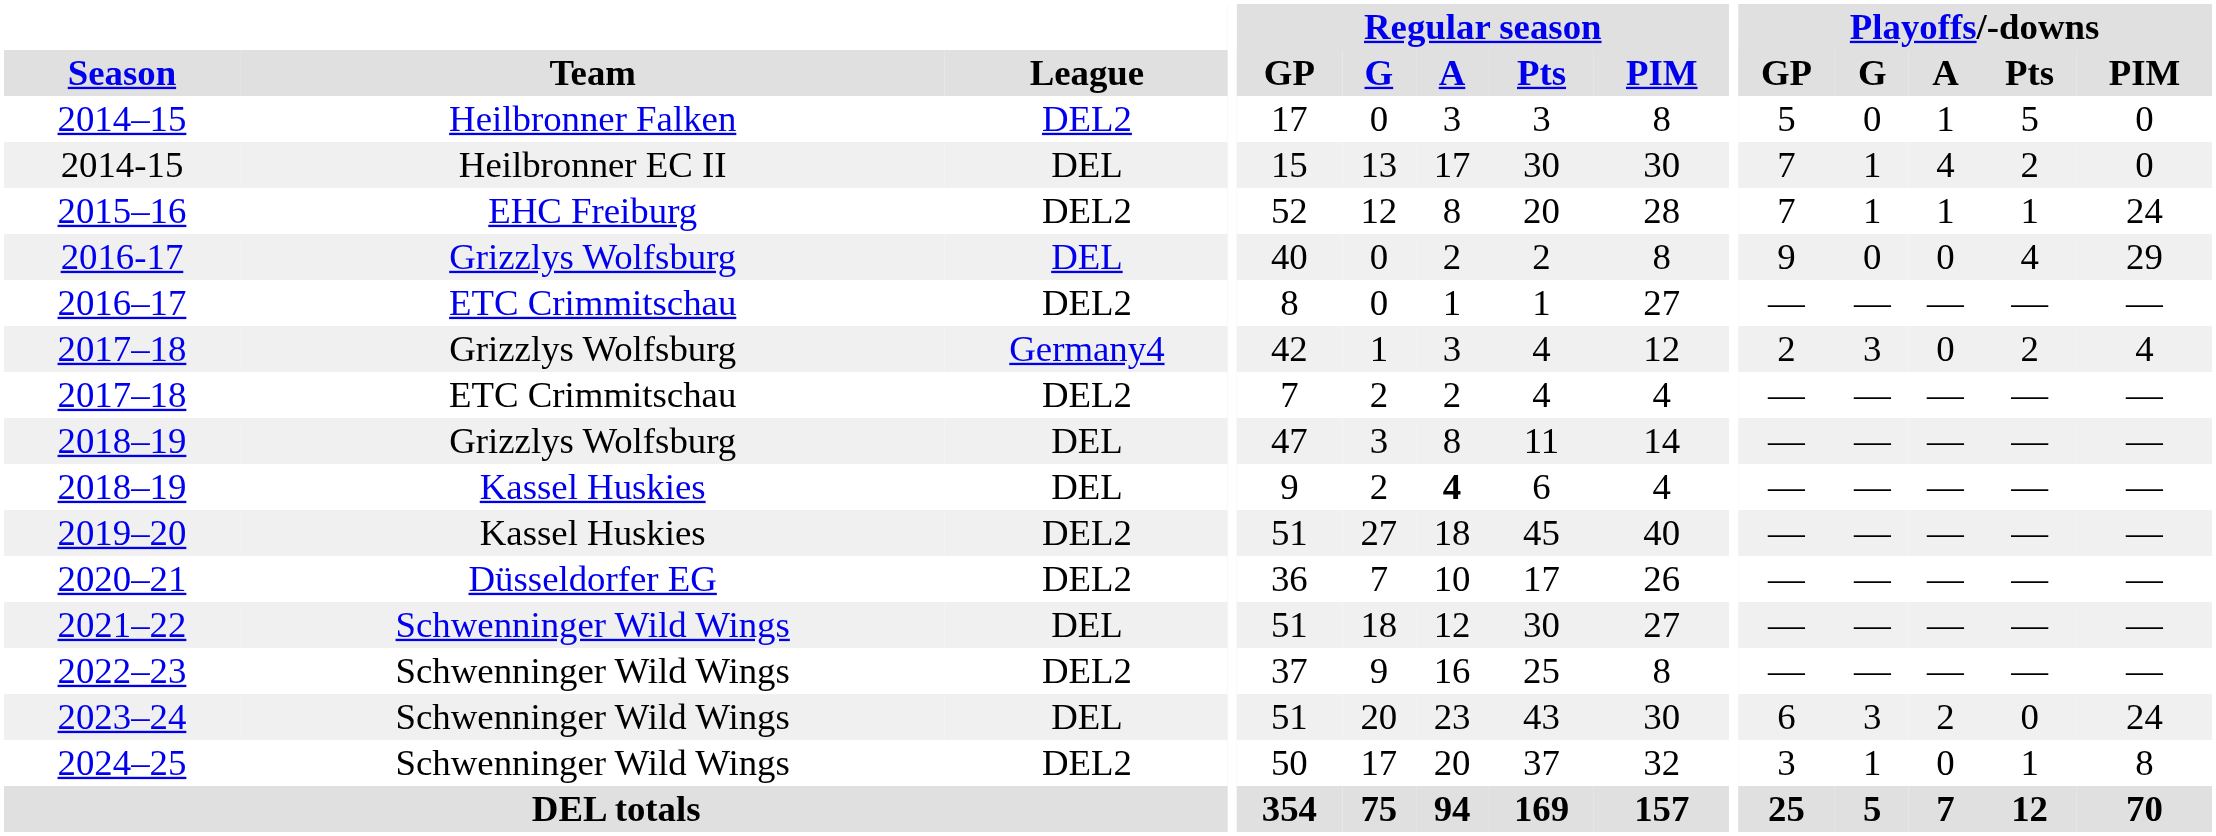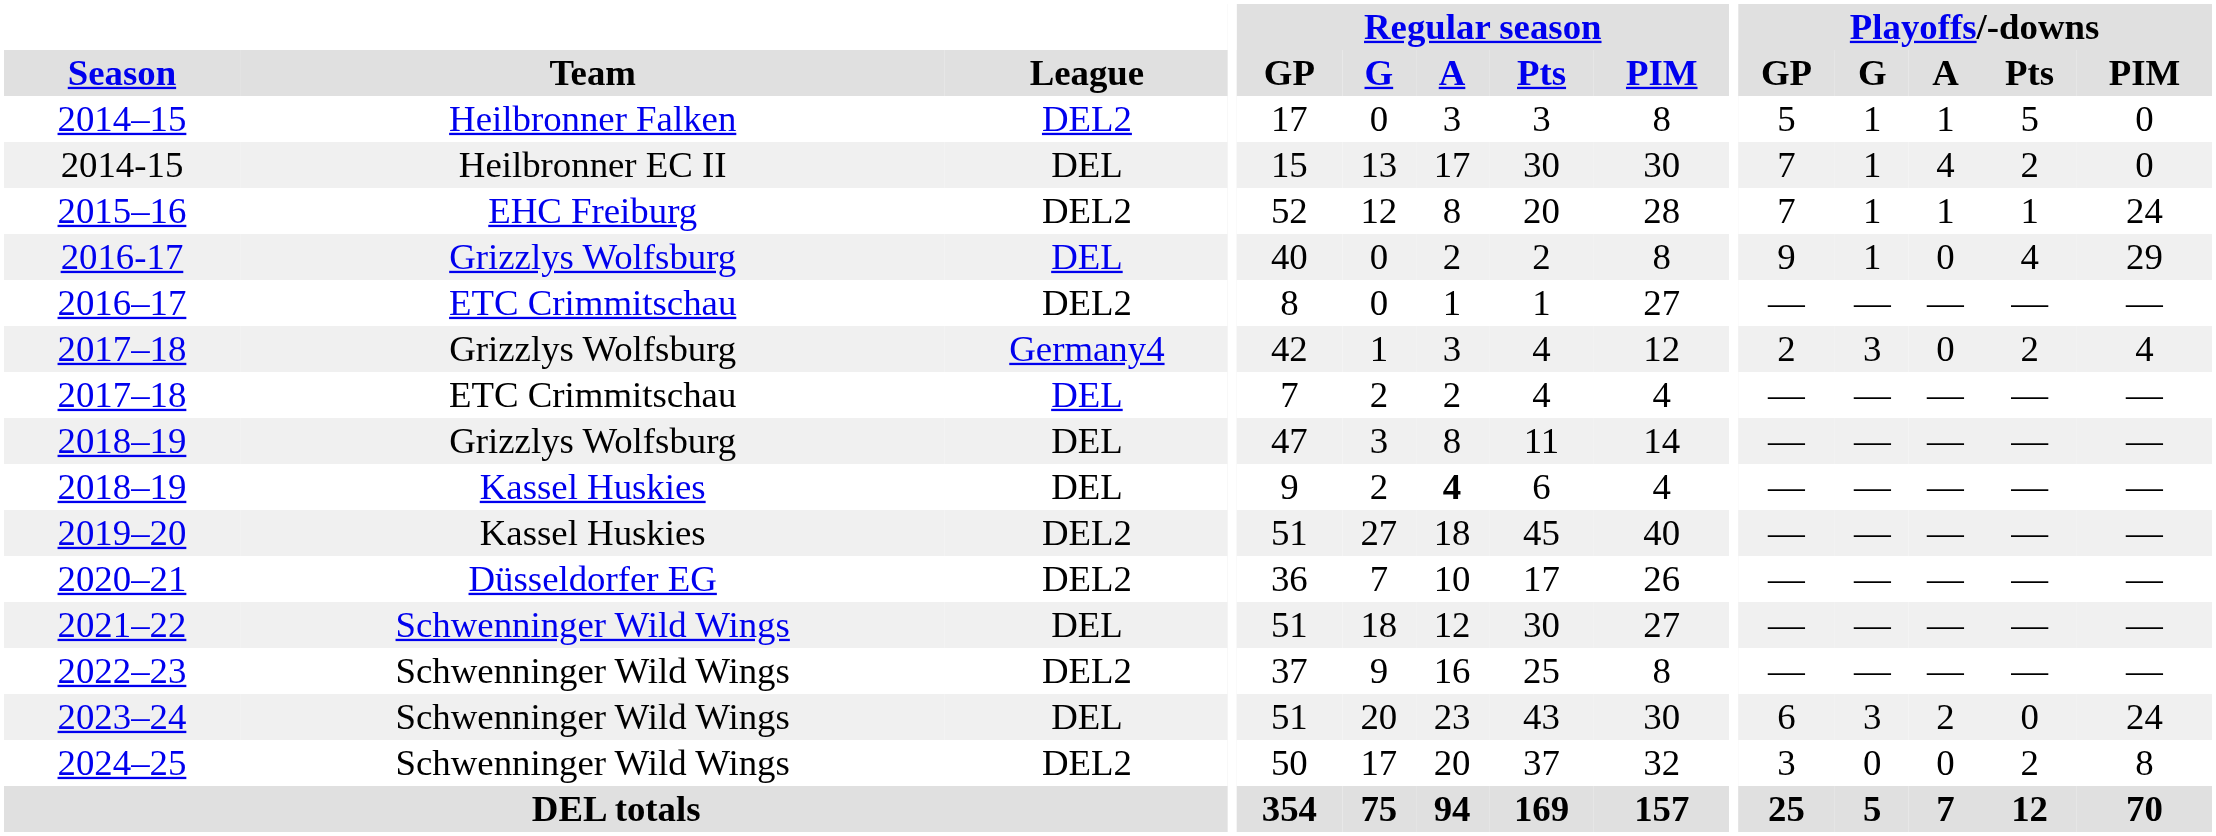(1872, 118) 0 -> (1872, 118) 1
(1872, 256) 0 -> (1872, 256) 1
(1087, 394) DEL2 -> (1087, 394) DEL
(1872, 762) 1 -> (1872, 762) 0
(2030, 762) 1 -> (2030, 762) 2
